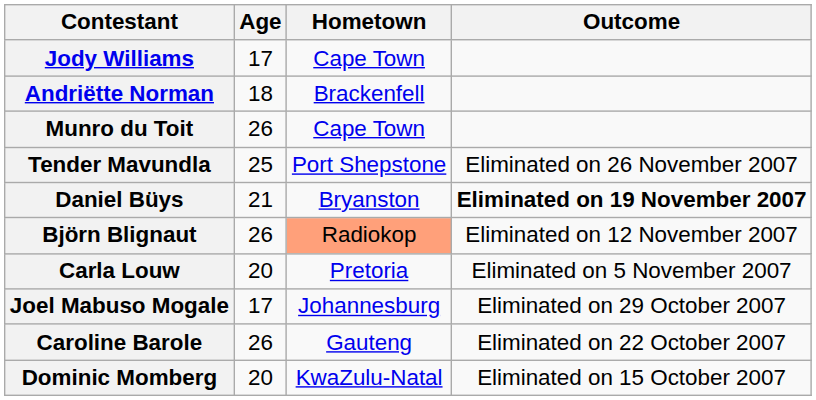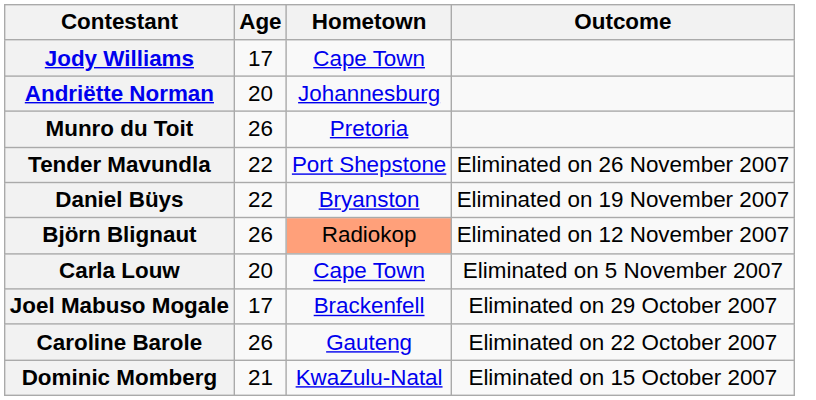(260, 93) 18 -> (260, 93) 20
(369, 93) Brackenfell -> (369, 93) Johannesburg
(369, 128) Cape Town -> (369, 128) Pretoria
(260, 164) 25 -> (260, 164) 22
(260, 199) 21 -> (260, 199) 22
(632, 199) bold -> (623, 199) normal
(369, 270) Pretoria -> (369, 270) Cape Town
(369, 306) Johannesburg -> (369, 306) Brackenfell
(260, 377) 20 -> (260, 377) 21
